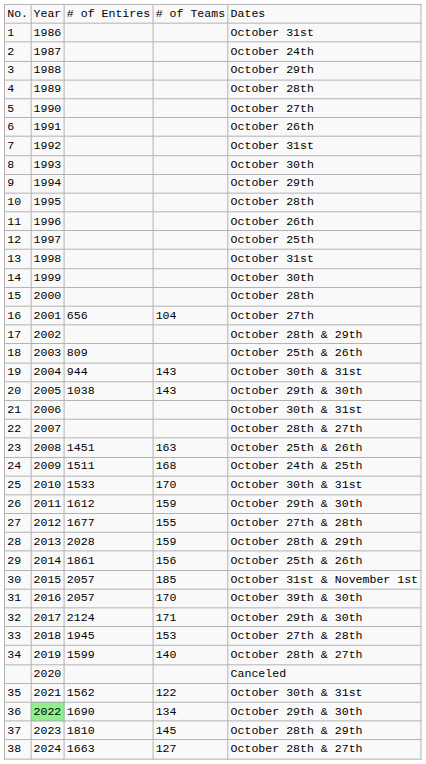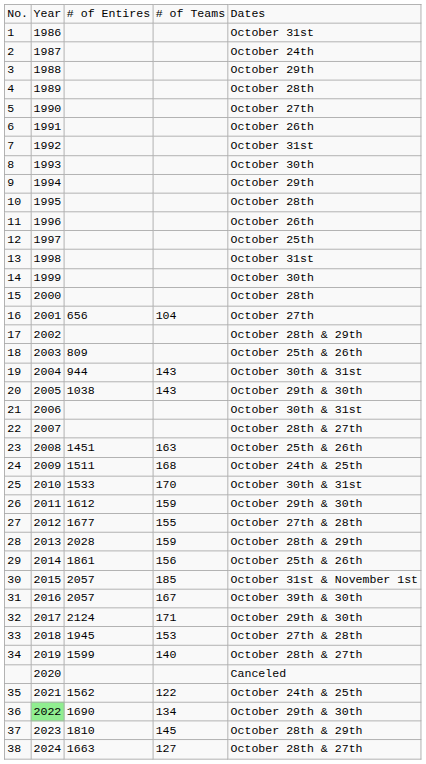(166, 598) 170 -> (166, 598) 167
(297, 693) October 30th & 31st -> (297, 693) October 24th & 25th
